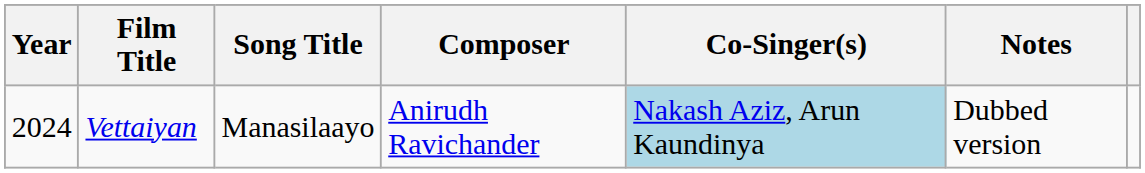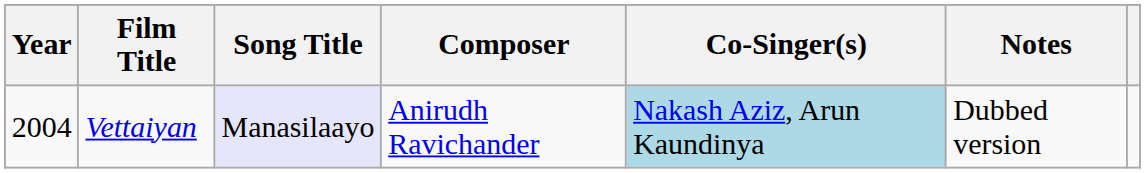(42, 126) 2024 -> (42, 126) 2004
(298, 126) no background -> (298, 126) lavender background
